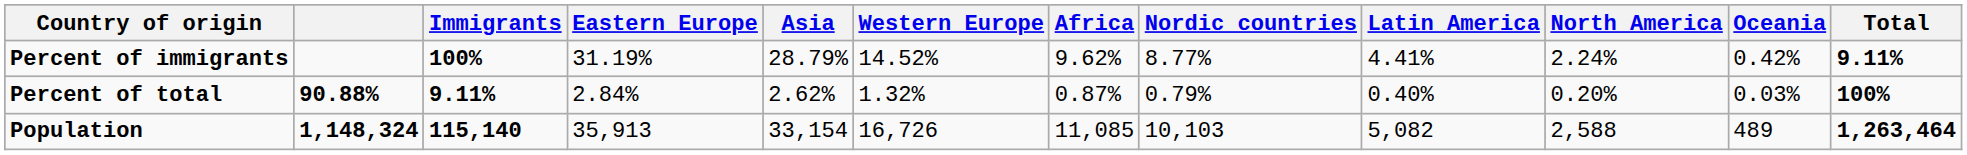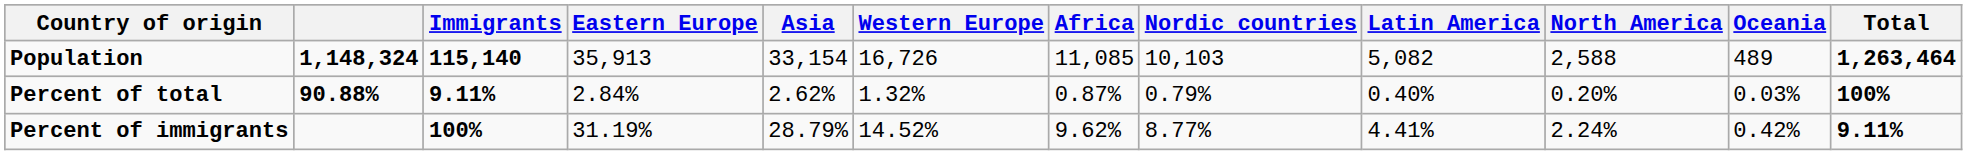rows swapped: (76, 131) <-> (149, 59)
